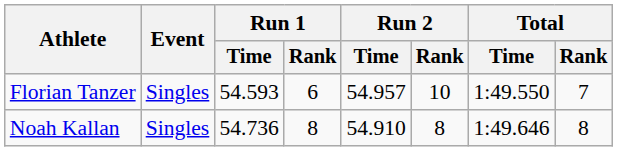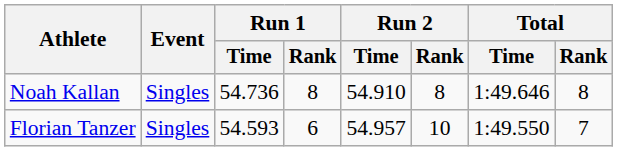rows swapped: (65, 127) <-> (73, 92)
